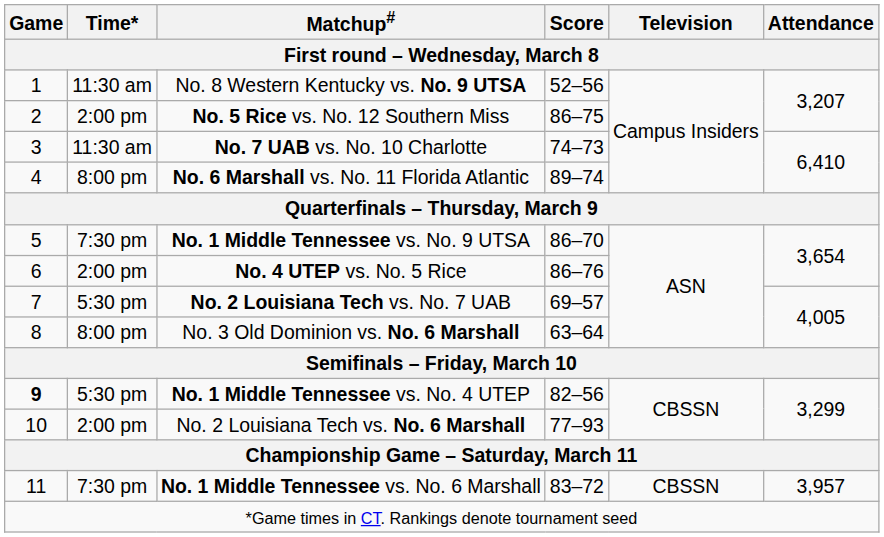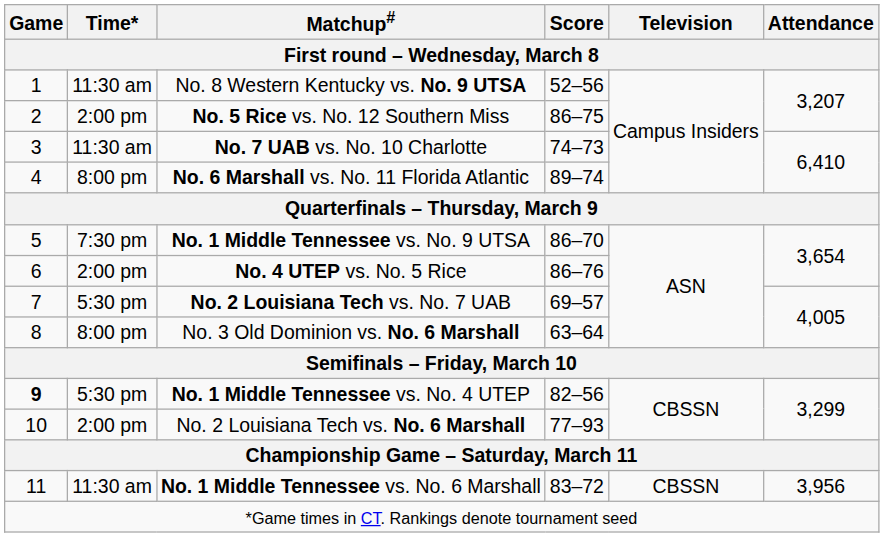(112, 486) 7:30 pm -> (112, 486) 11:30 am
(821, 486) 3,957 -> (821, 486) 3,956
